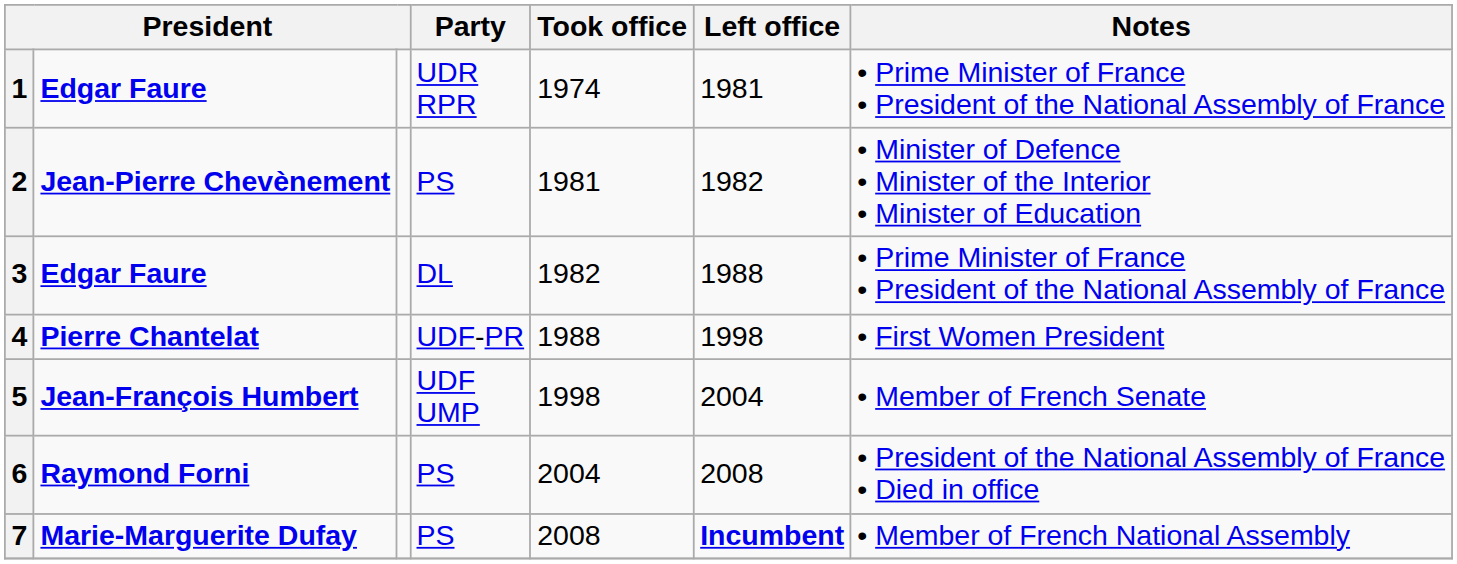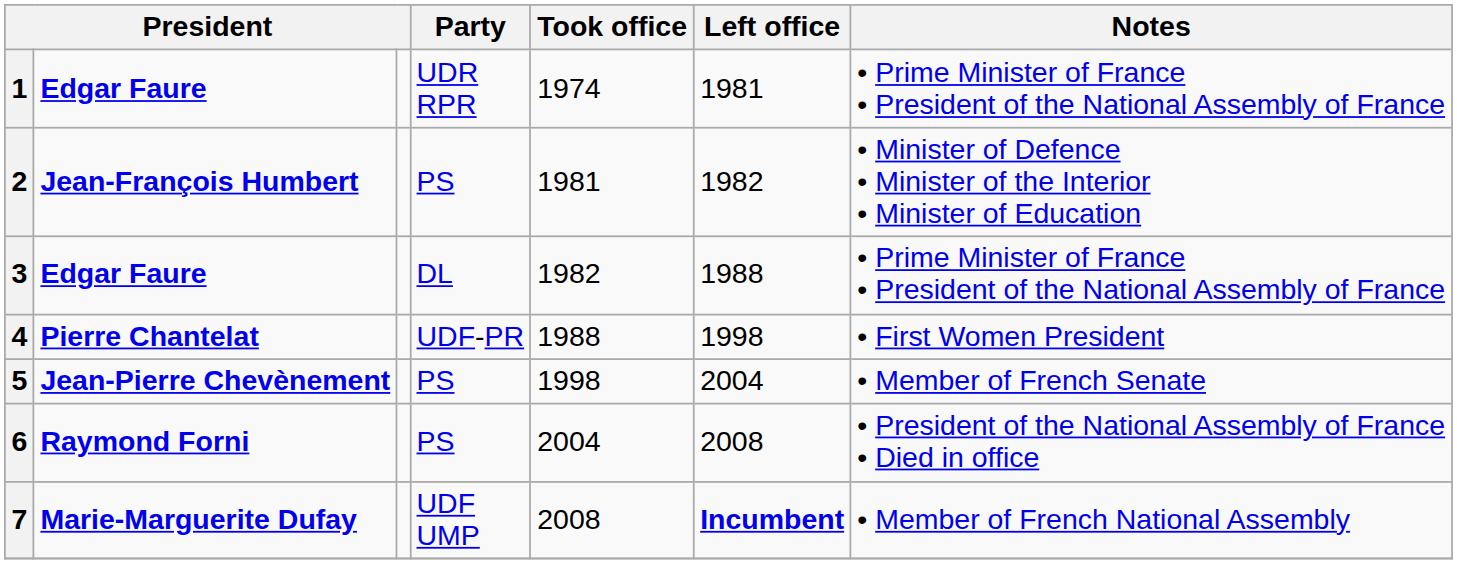(215, 181) Jean-Pierre Chevènement -> (199, 181) Jean-François Humbert
(199, 397) Jean-François Humbert -> (215, 381) Jean-Pierre Chevènement
(448, 397) UDF UMP -> (436, 381) PS
(436, 535) PS -> (448, 519) UDF UMP
